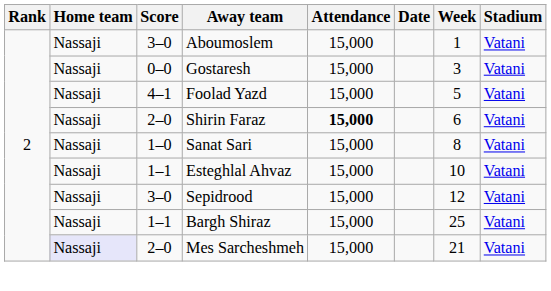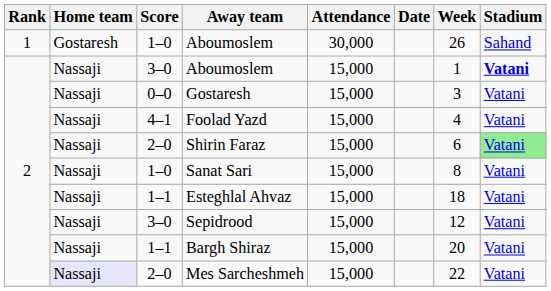+ row: (159, 42)
(504, 42) normal -> (506, 68) bold
(457, 94) 5 -> (457, 119) 4
(351, 119) bold -> (351, 145) normal
(504, 119) no background -> (504, 145) lightgreen background
(457, 171) 10 -> (457, 196) 18
(457, 222) 25 -> (457, 247) 20
(457, 247) 21 -> (457, 273) 22
